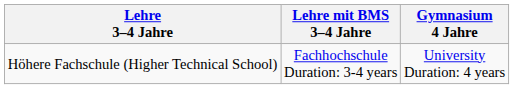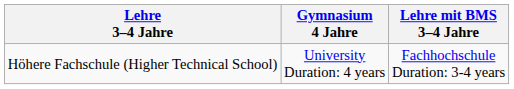columns swapped: (341, 24) <-> (455, 24)
